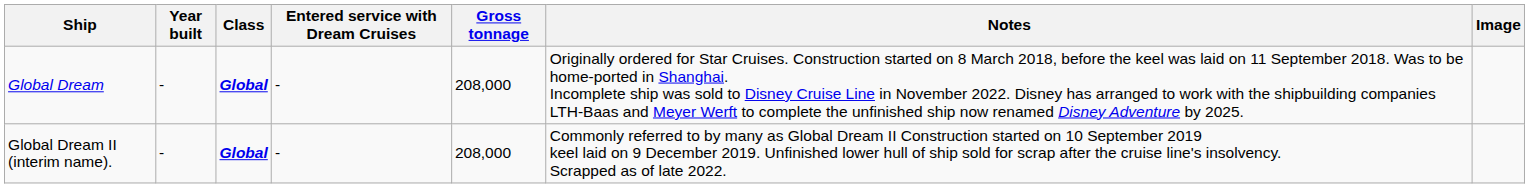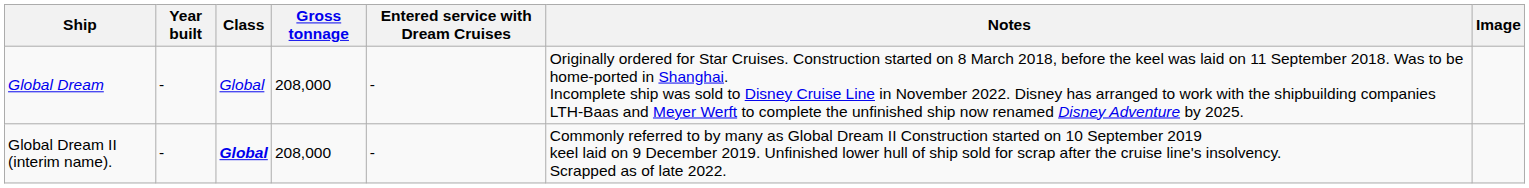columns swapped: (361, 25) <-> (499, 25)
(244, 85) bold -> (242, 85) normal
